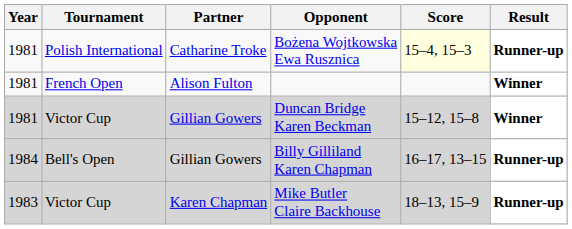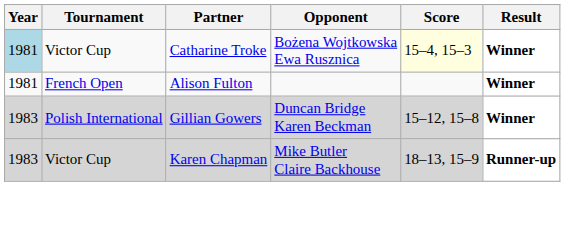(23, 50) no background -> (23, 50) lightblue background
(104, 50) Polish International -> (78, 50) Victor Cup
(529, 50) Runner-up -> (510, 50) Winner
(23, 117) 1981 -> (23, 117) 1983
(78, 117) Victor Cup -> (104, 117) Polish International
- row: (323, 160)
